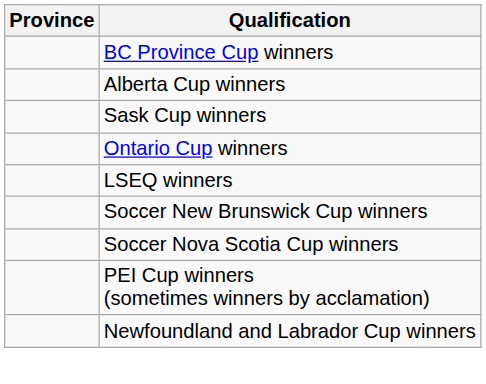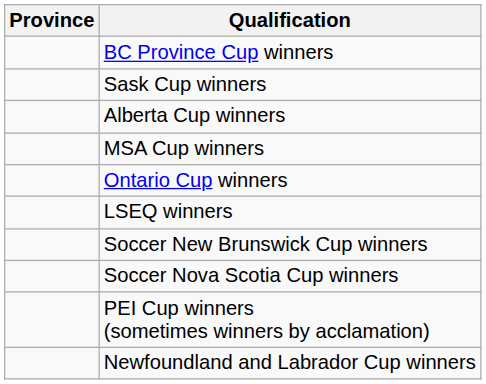rows swapped: (195, 84) <-> (185, 116)
+ row: (184, 148)
